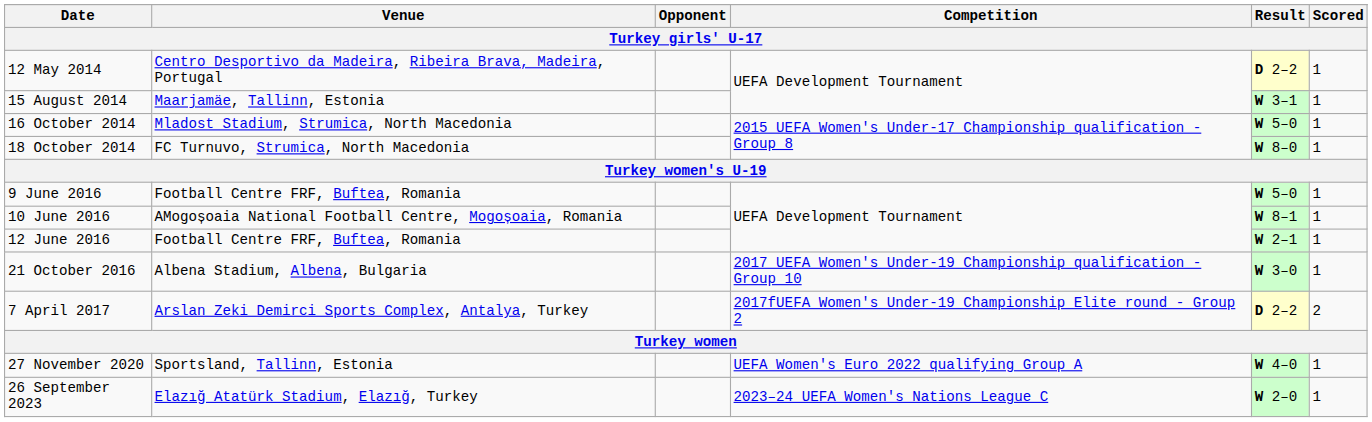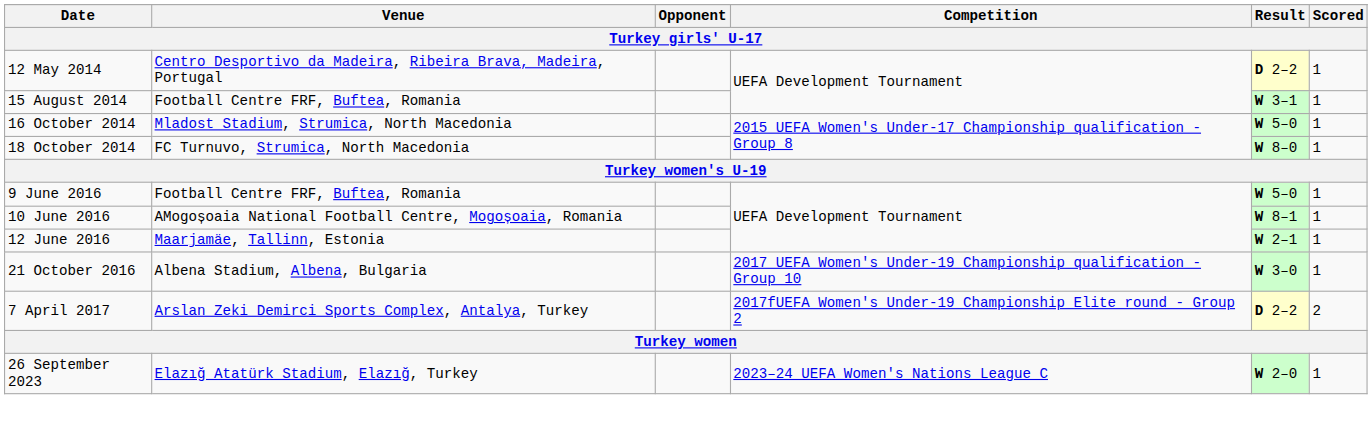(269, 102) Maarjamäe, Tallinn, Estonia -> (308, 102) Football Centre FRF, Buftea, Romania
(308, 240) Football Centre FRF, Buftea, Romania -> (269, 240) Maarjamäe, Tallinn, Estonia
- row: (76, 365)
